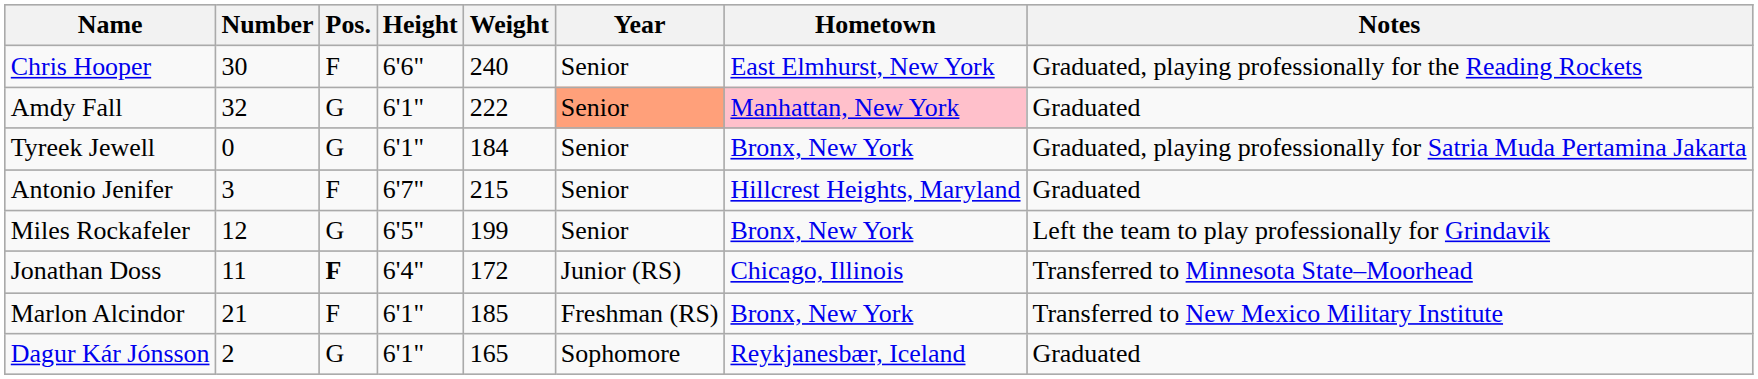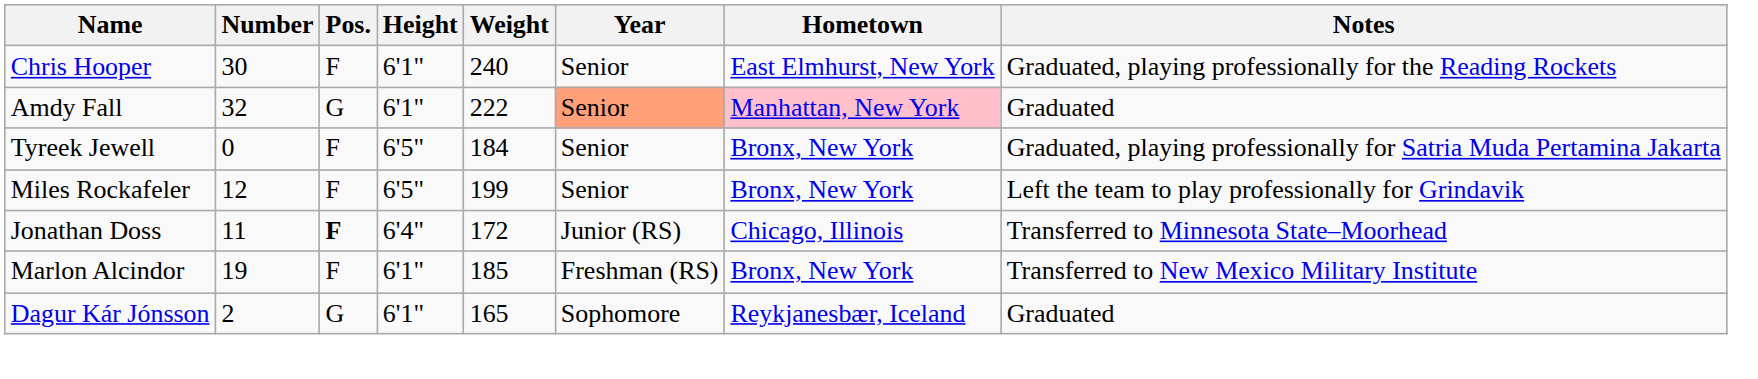(403, 66) 6'6" -> (403, 66) 6'1"
(335, 148) G -> (333, 148) F
(403, 148) 6'1" -> (403, 148) 6'5"
- row: (92, 189)
(335, 230) G -> (333, 189) F
(234, 312) 21 -> (234, 271) 19
